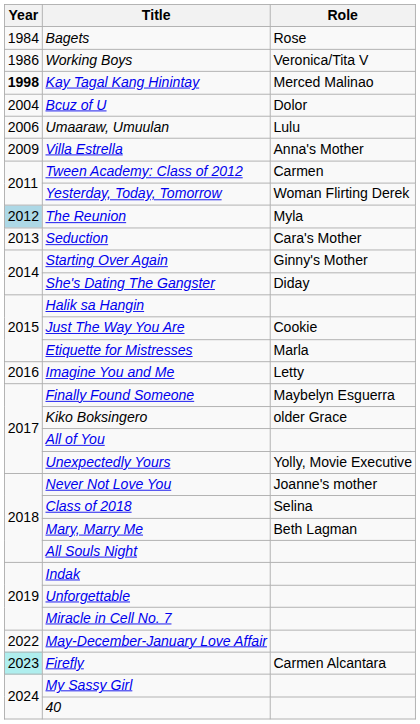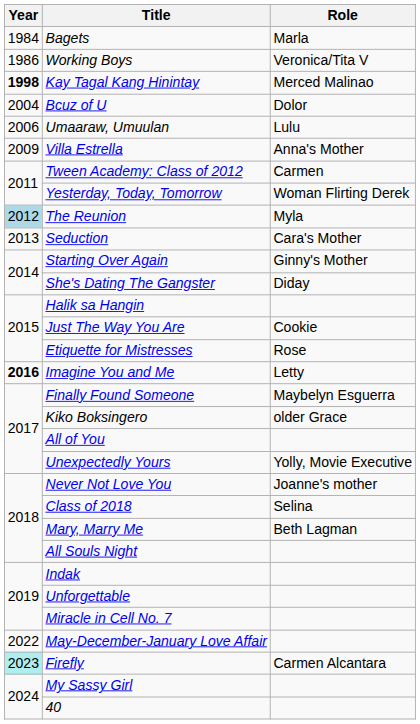(290, 37) Rose -> (291, 37) Marla
(291, 350) Marla -> (290, 350) Rose
(23, 372) normal -> (23, 372) bold
